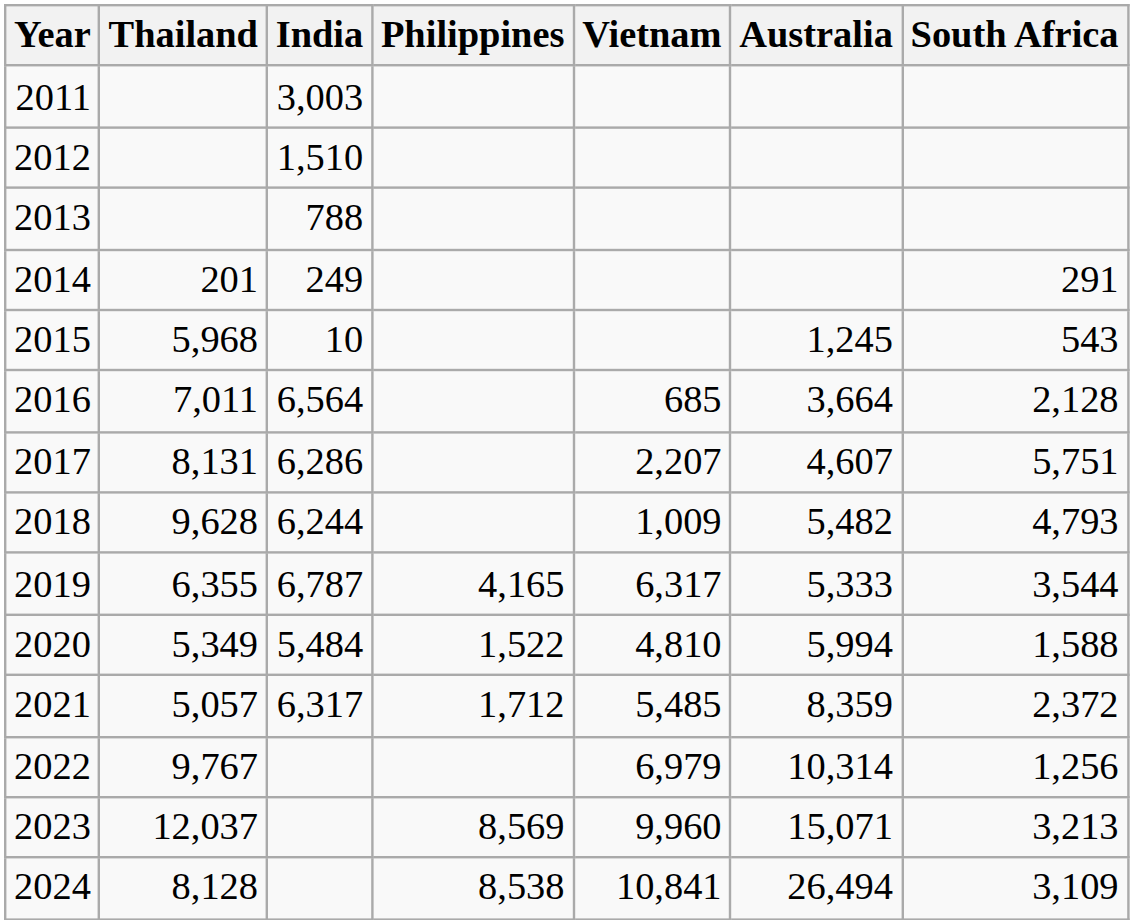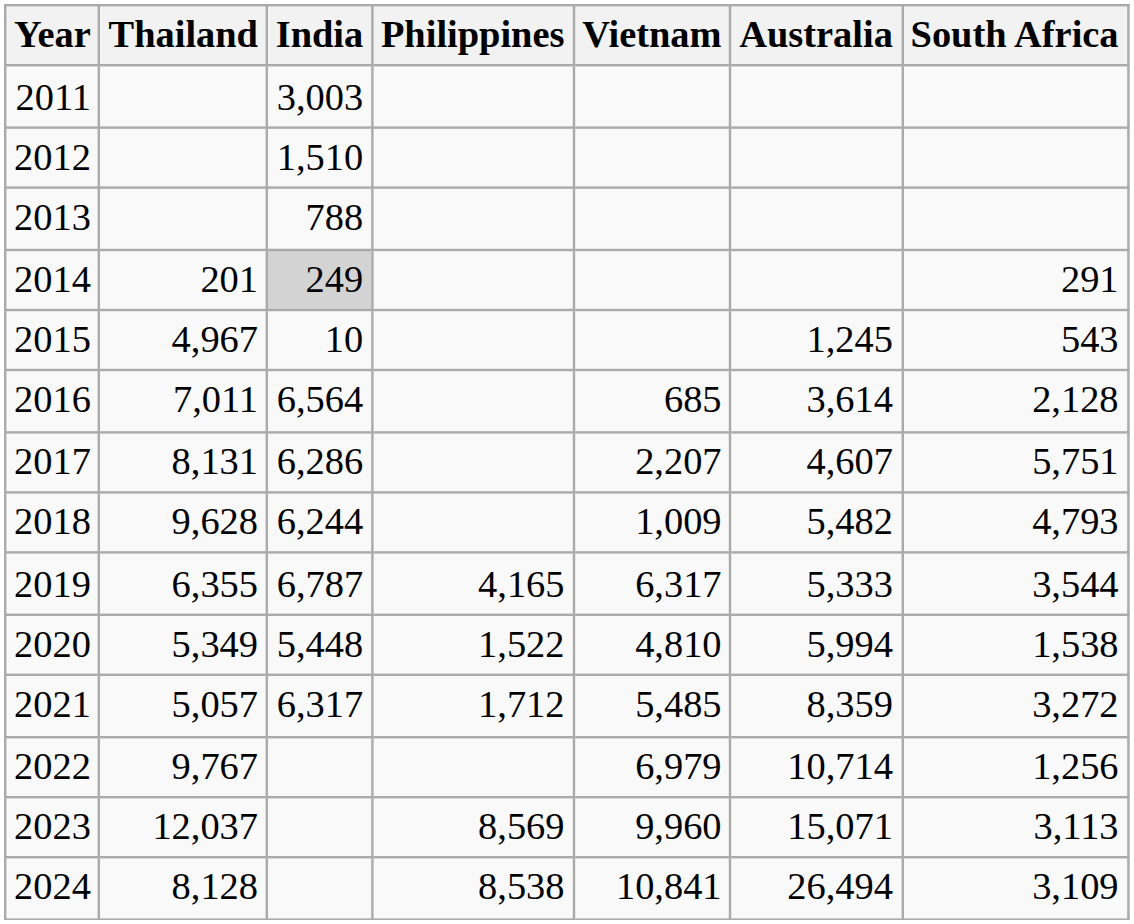(334, 278) no background -> (334, 278) lightgrey background
(215, 339) 5,968 -> (215, 339) 4,967
(850, 400) 3,664 -> (850, 400) 3,614
(320, 643) 5,484 -> (320, 643) 5,448
(1075, 643) 1,588 -> (1075, 643) 1,538
(1075, 704) 2,372 -> (1075, 704) 3,272
(840, 765) 10,314 -> (840, 765) 10,714
(1075, 826) 3,213 -> (1076, 826) 3,113
